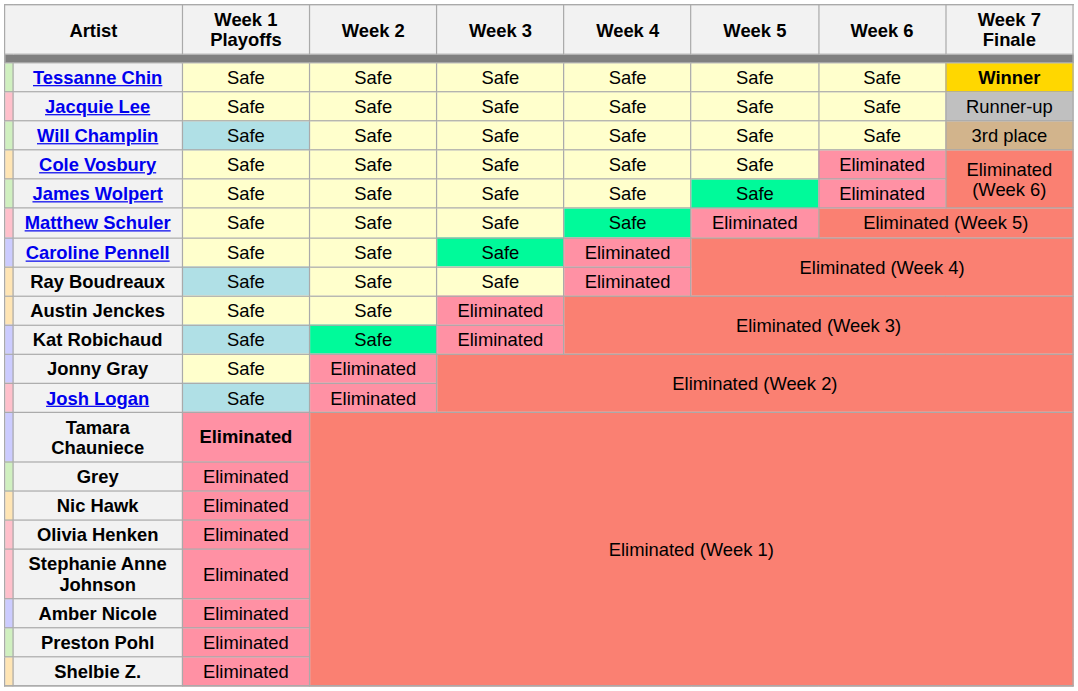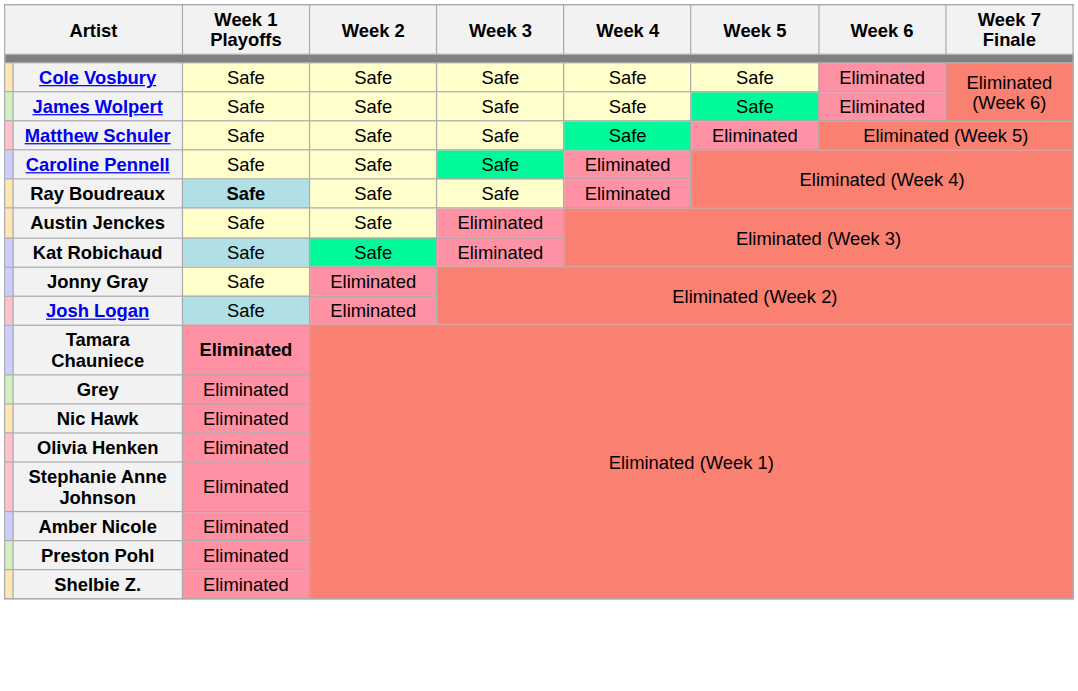- row: (98, 78)
- row: (98, 107)
- row: (98, 136)
(246, 281) normal -> (246, 194) bold
